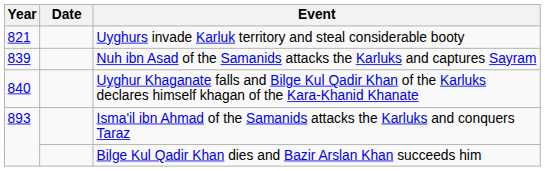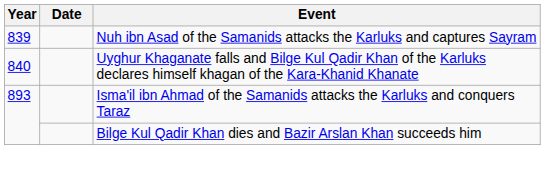- row: (281, 37)
